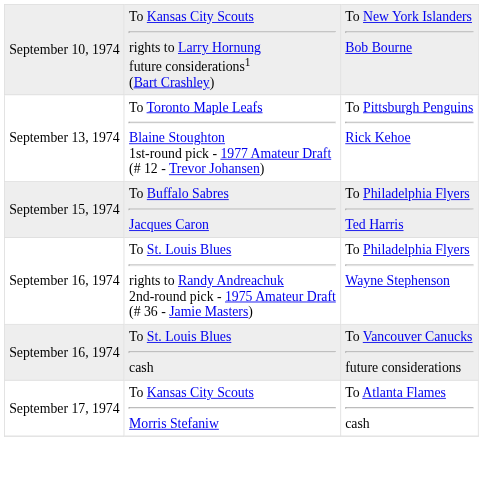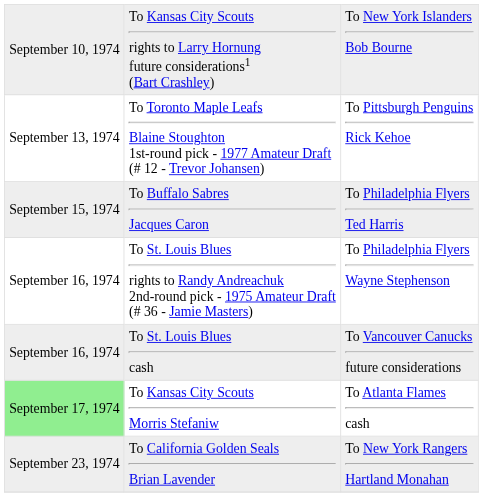(64, 408) no background -> (64, 408) lightgreen background
+ row: (232, 464)
